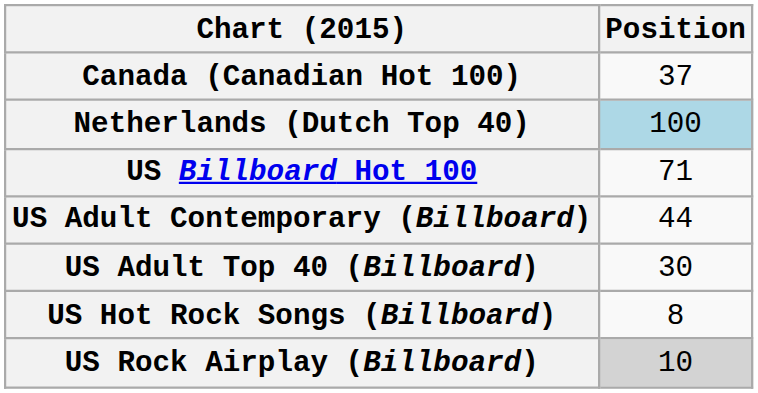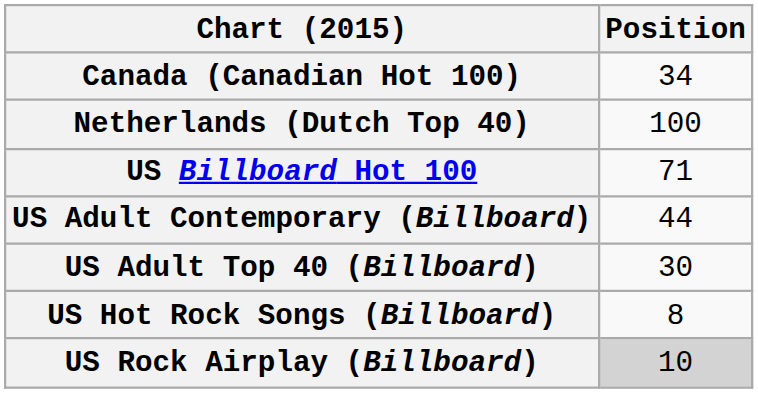(676, 77) 37 -> (676, 77) 34
(676, 124) lightblue background -> (676, 124) no background
